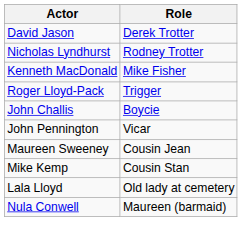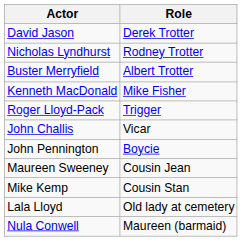+ row: (53, 71)
(141, 110) Boycie -> (137, 129) Vicar
(137, 129) Vicar -> (141, 149) Boycie
